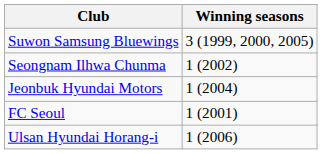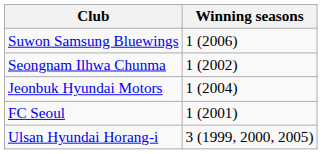(250, 40) 3 (1999, 2000, 2005) -> (212, 40) 1 (2006)
(212, 137) 1 (2006) -> (250, 137) 3 (1999, 2000, 2005)
